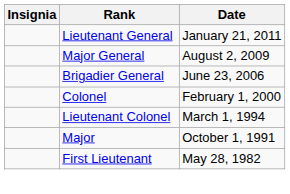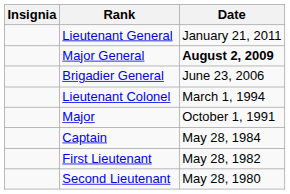(226, 55) normal -> (228, 55) bold
- row: (84, 96)
+ row: (85, 138)
+ row: (116, 179)
